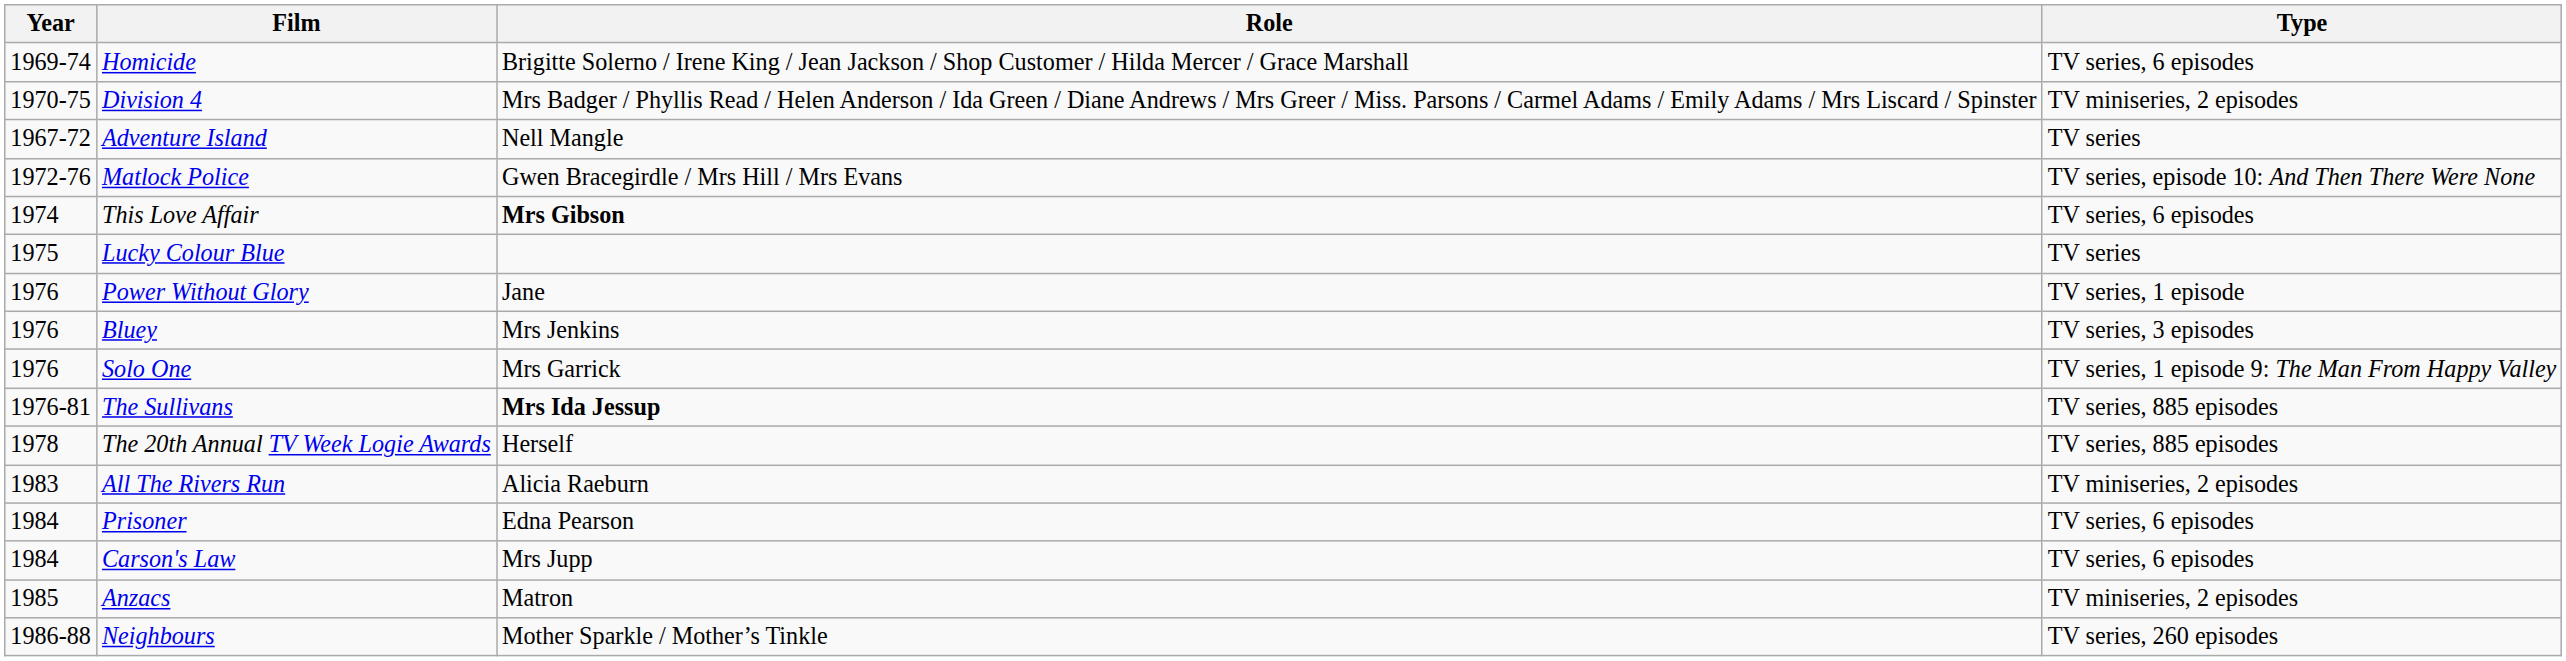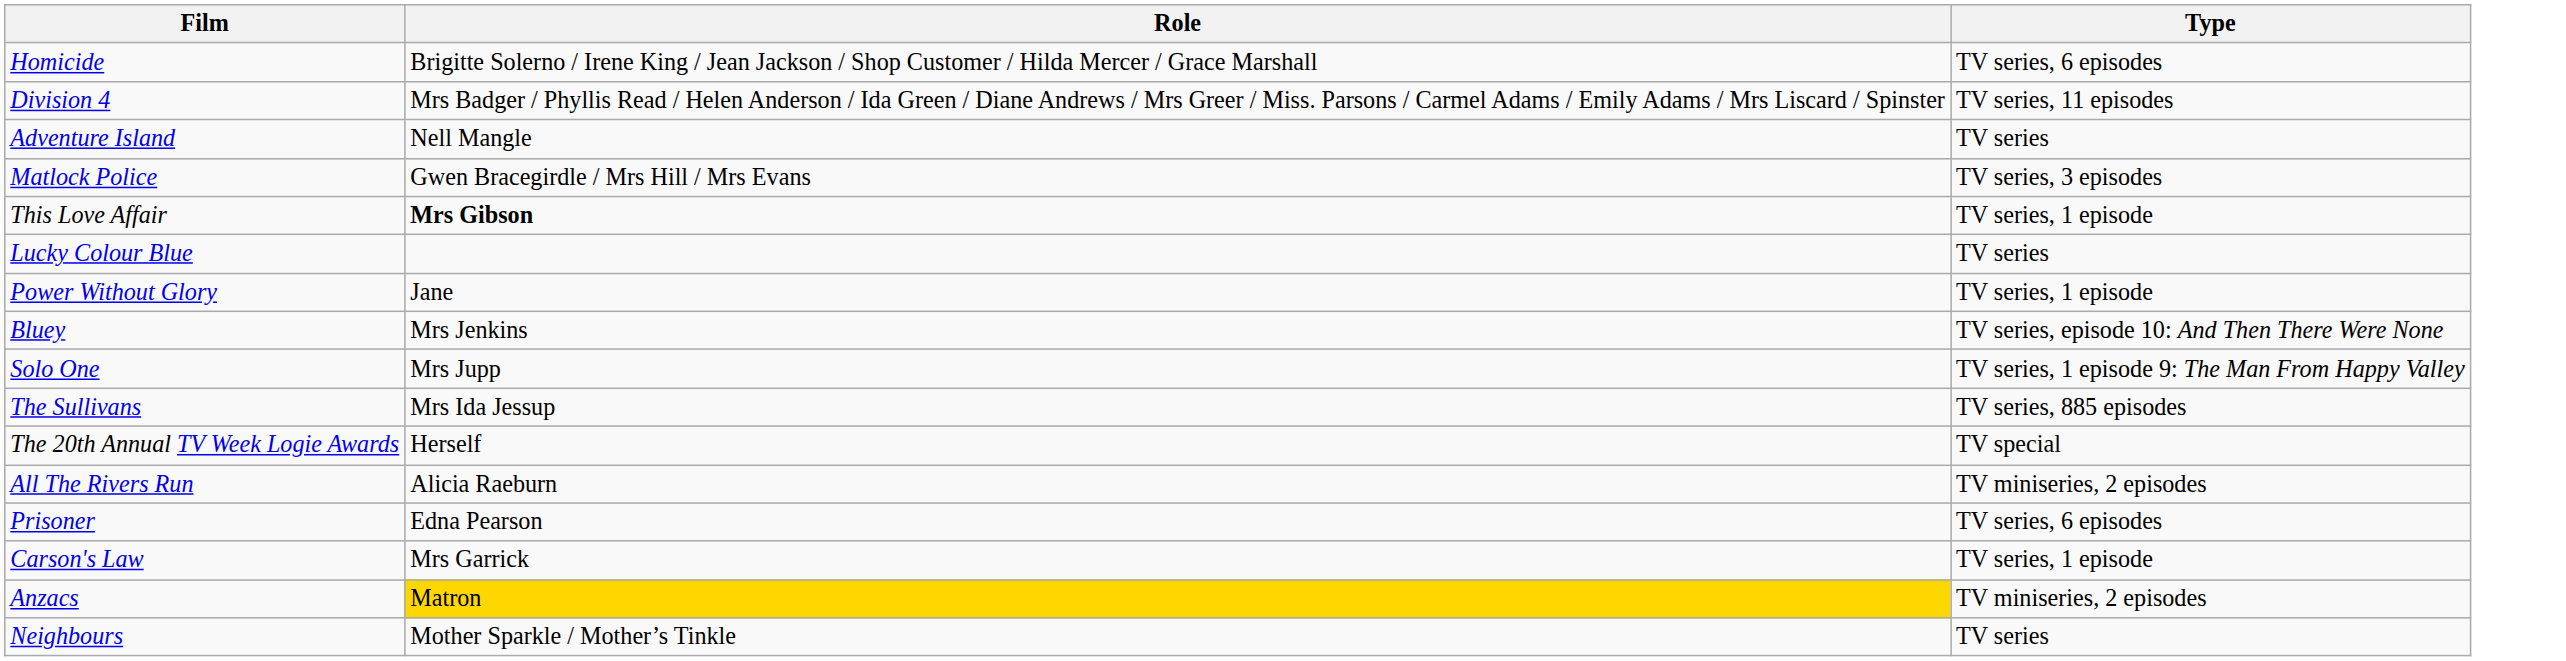- column: (51, 23)
(2173, 100) TV miniseries, 2 episodes -> (2065, 100) TV series, 11 episodes
(2291, 176) TV series, episode 10: And Then There Were None -> (2059, 176) TV series, 3 episodes
(2151, 215) TV series, 6 episodes -> (2054, 215) TV series, 1 episode
(2151, 330) TV series, 3 episodes -> (2200, 330) TV series, episode 10: And Then There Were None
(561, 368) Mrs Garrick -> (456, 368) Mrs Jupp
(581, 406) bold -> (483, 406) normal
(2163, 445) TV series, 885 episodes -> (2009, 445) TV special
(547, 560) Mrs Jupp -> (470, 560) Mrs Garrick
(2151, 560) TV series, 6 episodes -> (2054, 560) TV series, 1 episode
(538, 598) no background -> (446, 598) gold background
(2163, 636) TV series, 260 episodes -> (2002, 636) TV series
